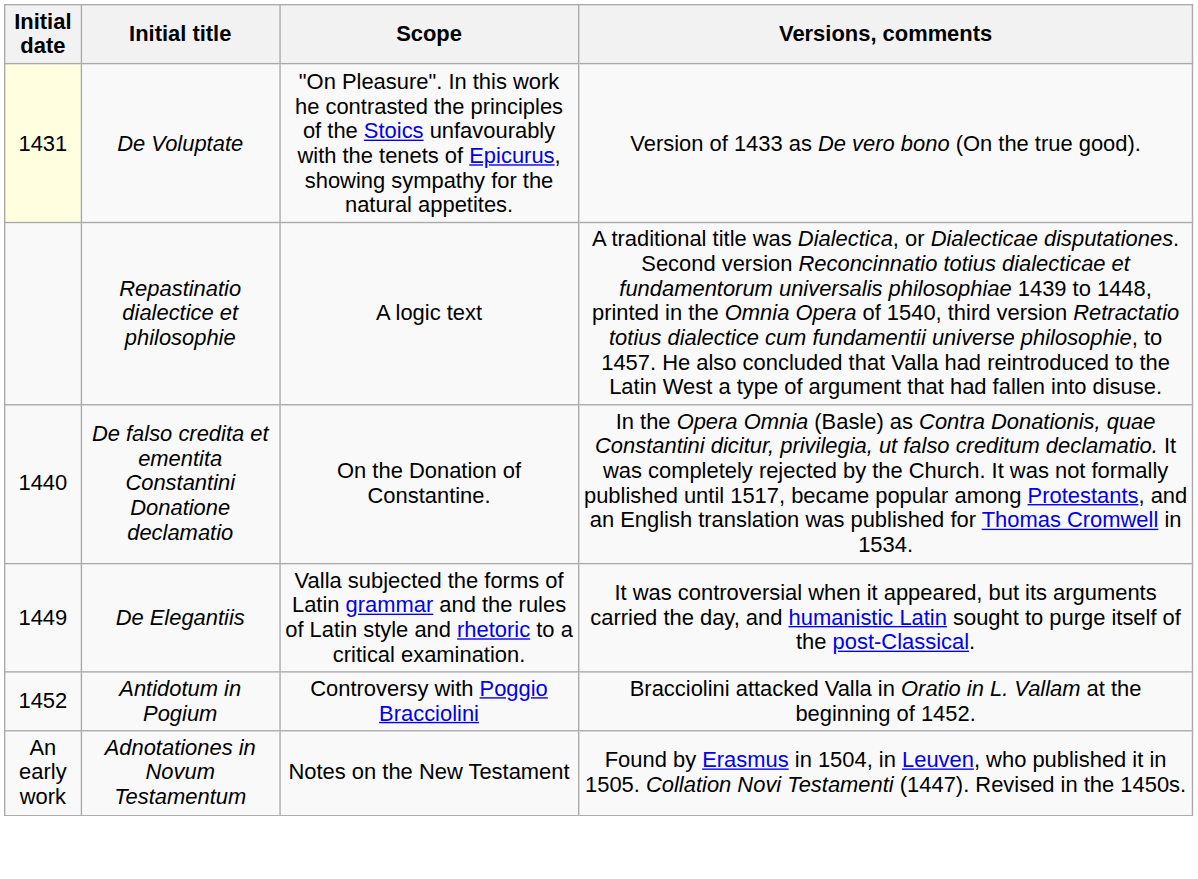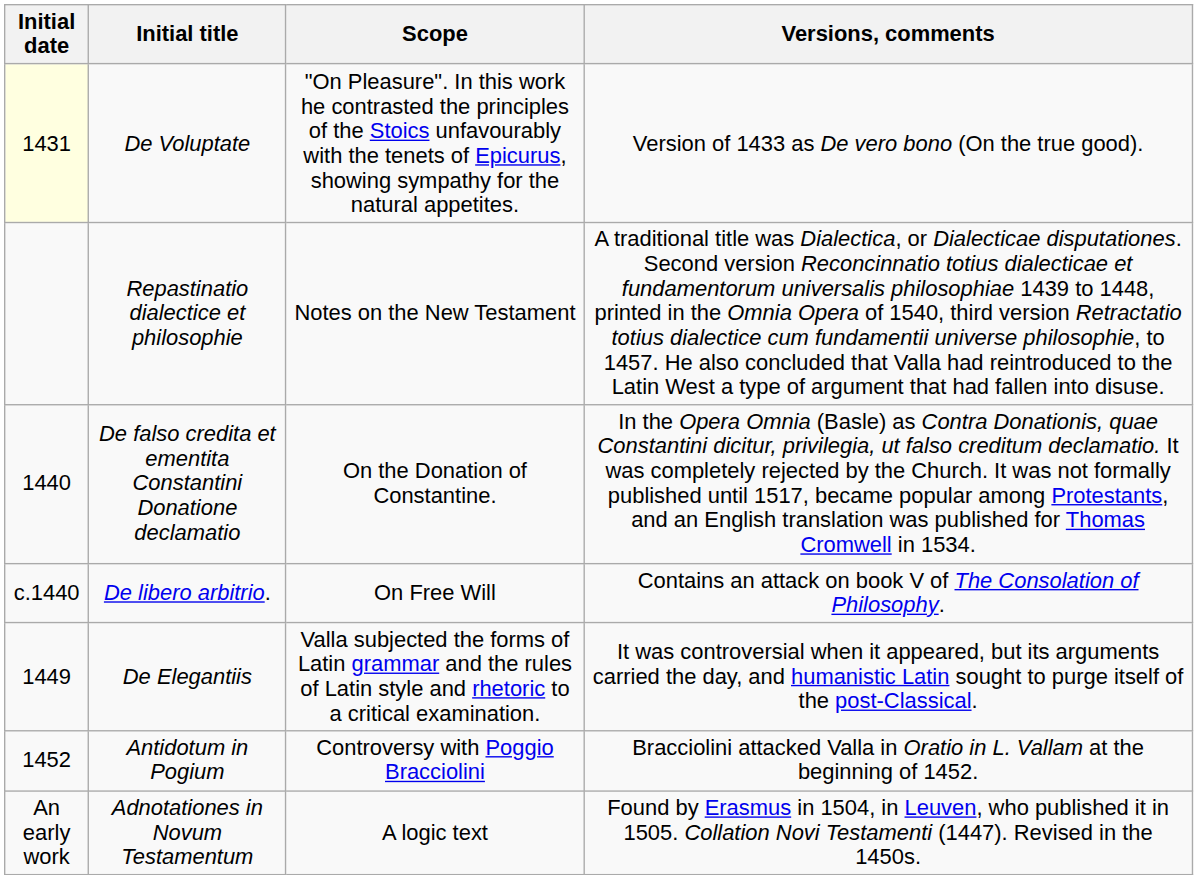(429, 313) A logic text -> (435, 313) Notes on the New Testament
+ row: (187, 592)
(429, 772) Notes on the New Testament -> (435, 832) A logic text
